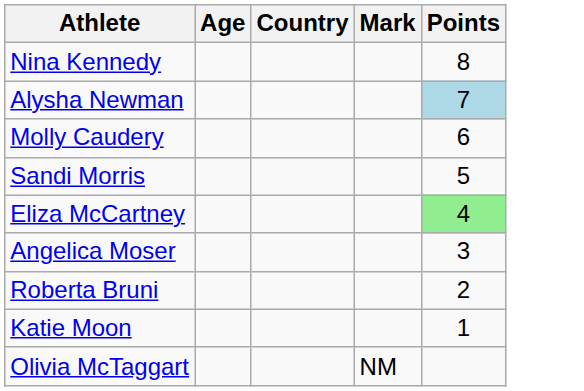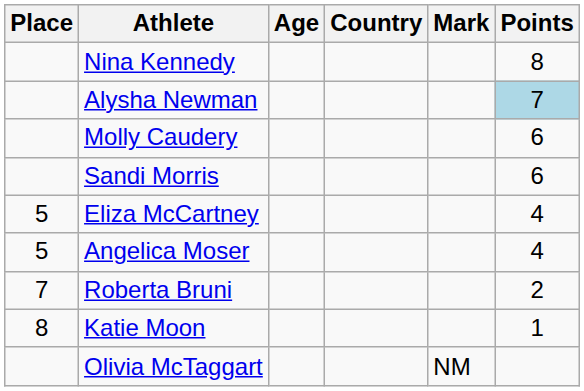+ column: (42, 23)
(463, 175) 5 -> (537, 175) 6
(463, 213) lightgreen background -> (537, 213) no background
(463, 251) 3 -> (537, 251) 4
